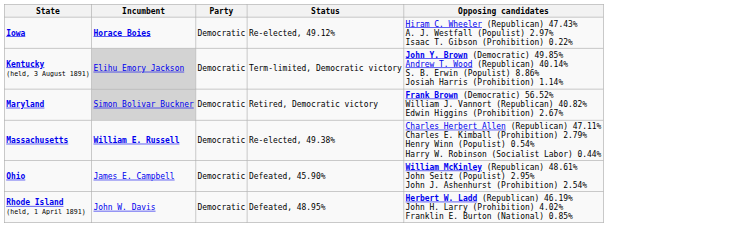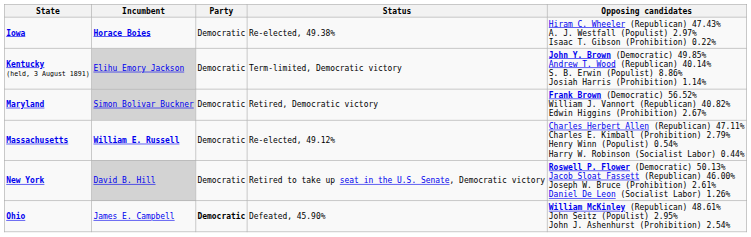(292, 33) Re-elected, 49.12% -> (292, 33) Re-elected, 49.38%
(292, 140) Re-elected, 49.38% -> (292, 140) Re-elected, 49.12%
+ row: (25, 181)
(221, 176) normal -> (221, 216) bold
- row: (46, 207)
